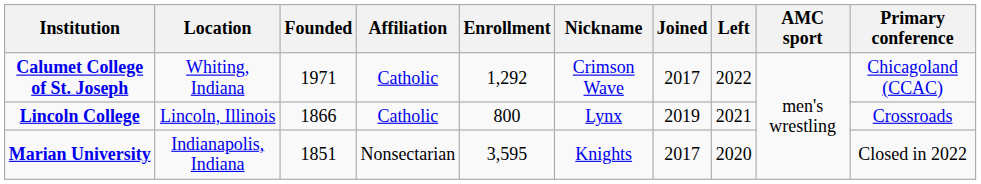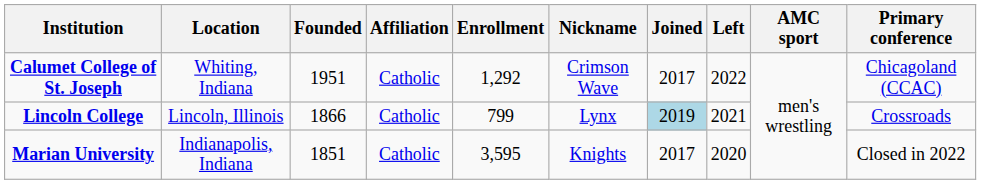(318, 77) 1971 -> (328, 77) 1951
(507, 115) 800 -> (501, 115) 799
(682, 115) no background -> (677, 115) lightblue background
(408, 154) Nonsectarian -> (409, 154) Catholic
